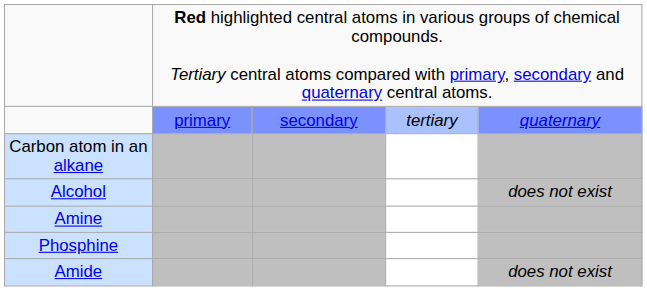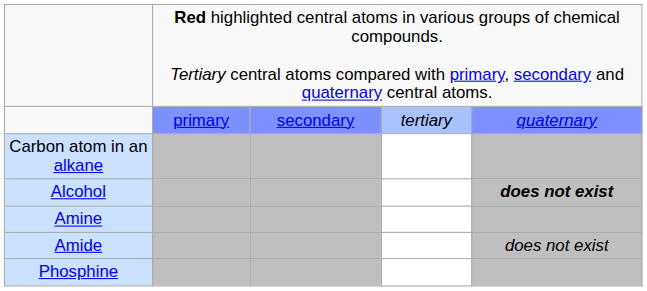(560, 192) normal -> (557, 192) bold
rows swapped: (78, 272) <-> (78, 245)
